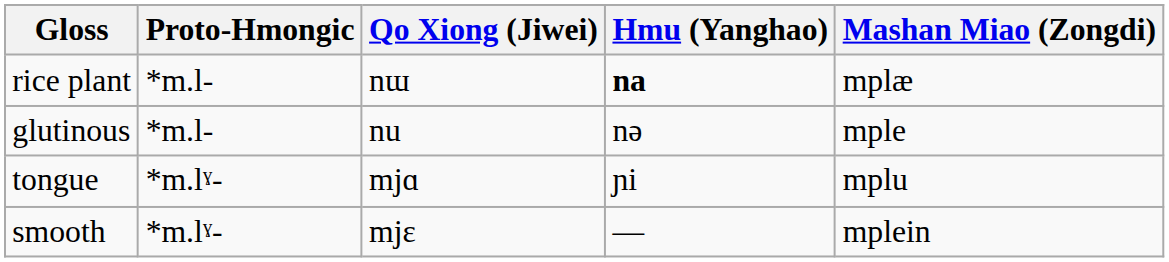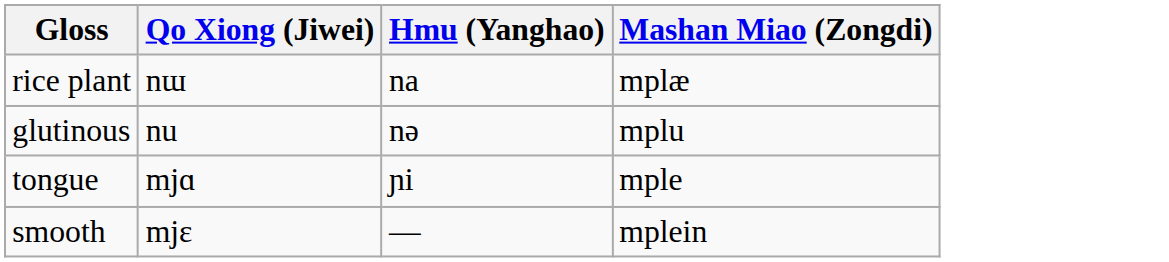- column: (250, 29)
(629, 79) bold -> (404, 79) normal
(874, 130) mple -> (652, 130) mplu
(875, 180) mplu -> (651, 180) mple
